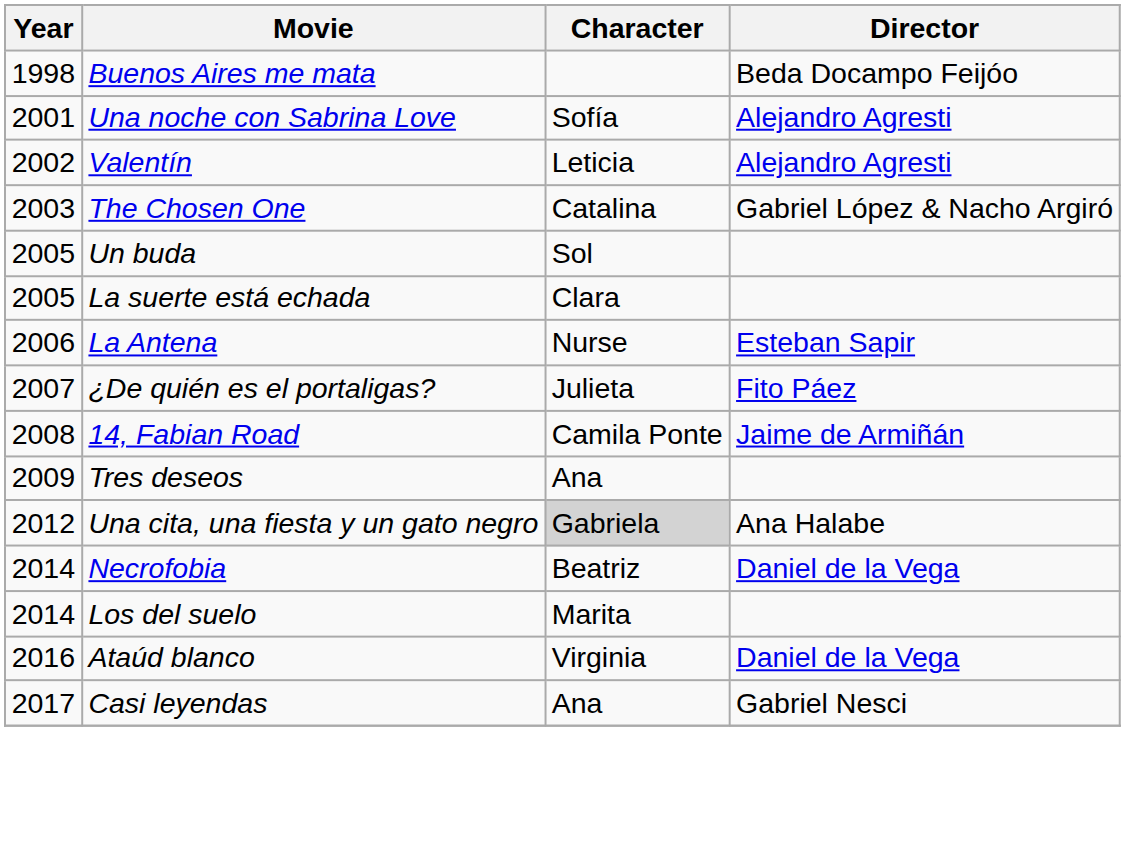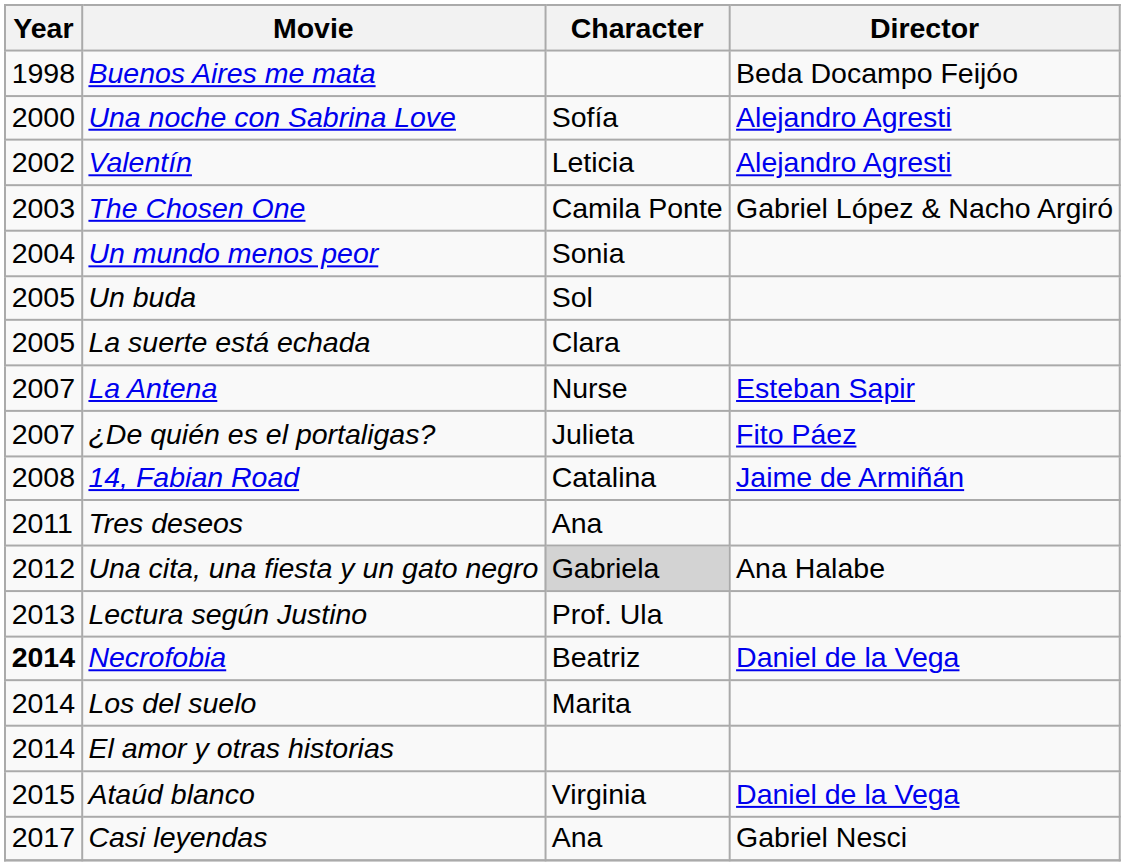(43, 118) 2001 -> (43, 118) 2000
(604, 208) Catalina -> (637, 208) Camila Ponte
+ row: (233, 253)
(43, 343) 2006 -> (43, 388) 2007
(637, 433) Camila Ponte -> (604, 478) Catalina
(43, 478) 2009 -> (42, 523) 2011
+ row: (228, 613)
(43, 568) normal -> (43, 659) bold
+ row: (241, 749)
(43, 659) 2016 -> (43, 794) 2015
